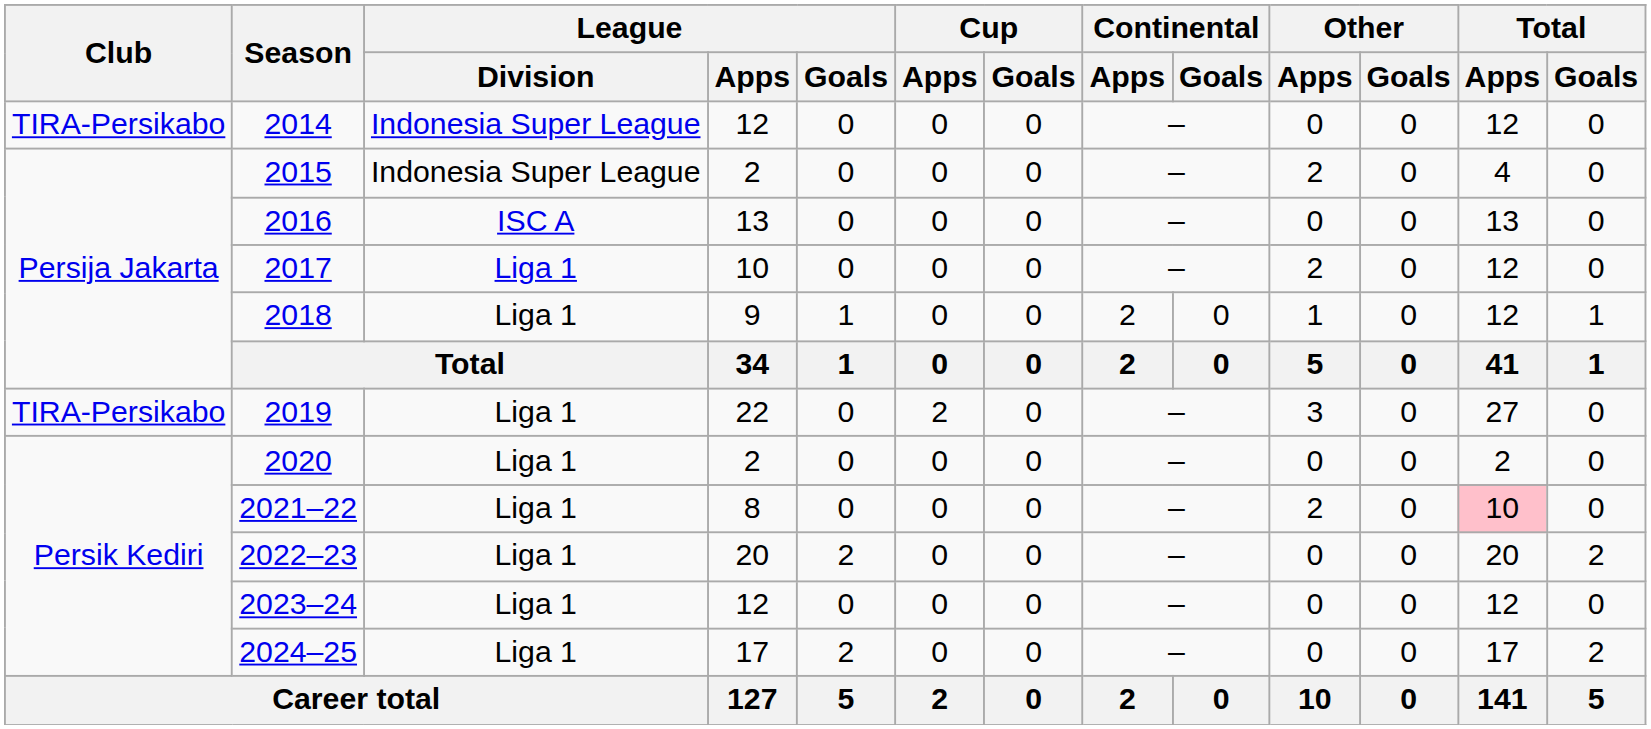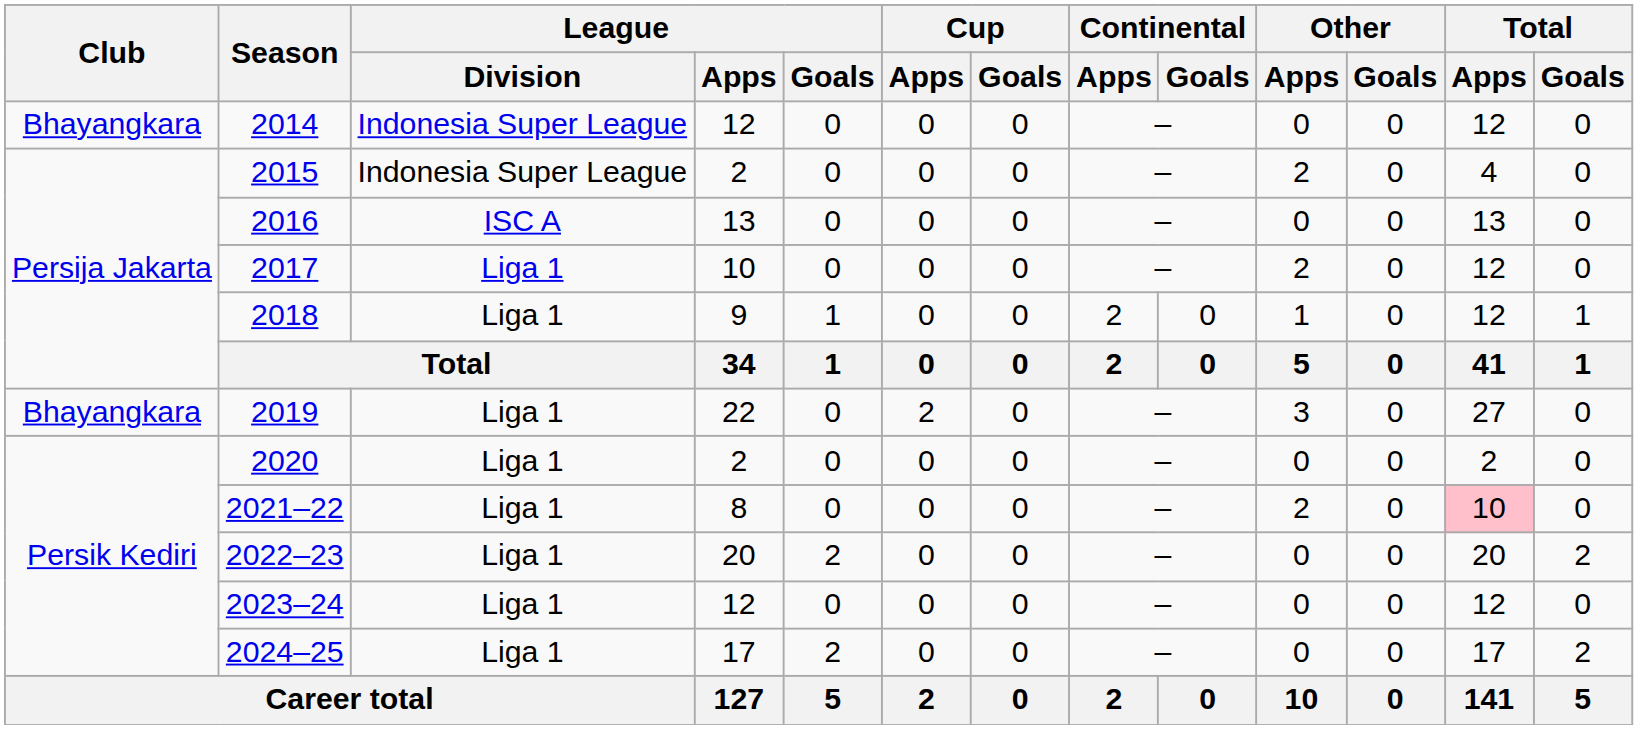(119, 124) TIRA-Persikabo -> (112, 124) Bhayangkara
(119, 412) TIRA-Persikabo -> (112, 412) Bhayangkara
